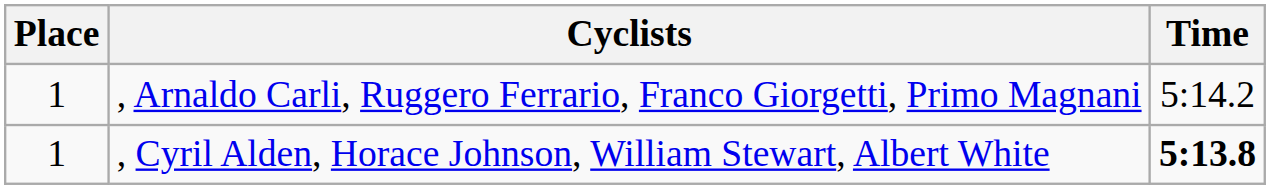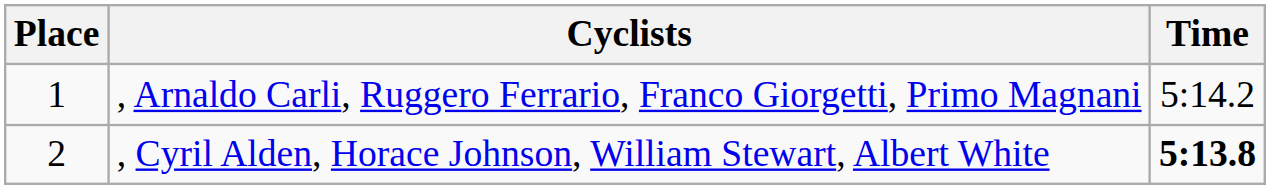(57, 153) 1 -> (57, 153) 2
